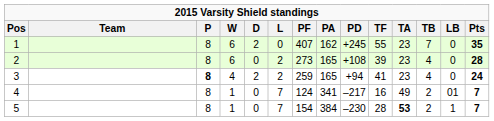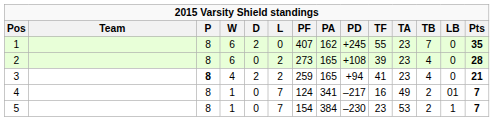(477, 76) 24 -> (477, 76) 21
(380, 108) 28 -> (380, 108) 23
(405, 108) bold -> (405, 108) normal
